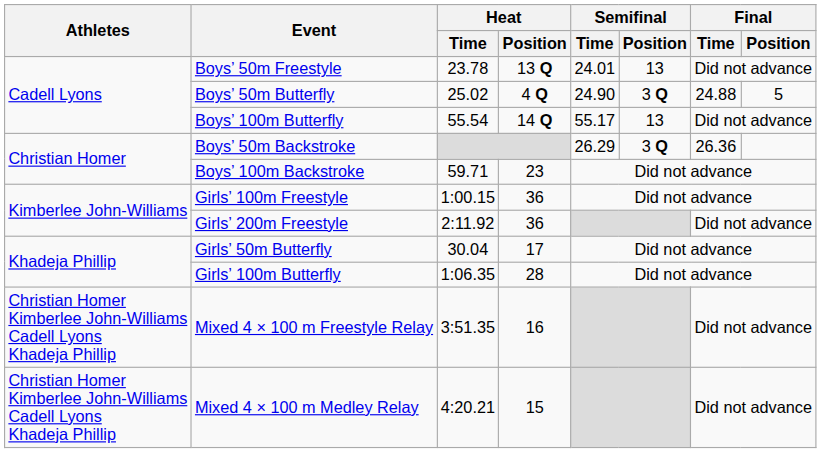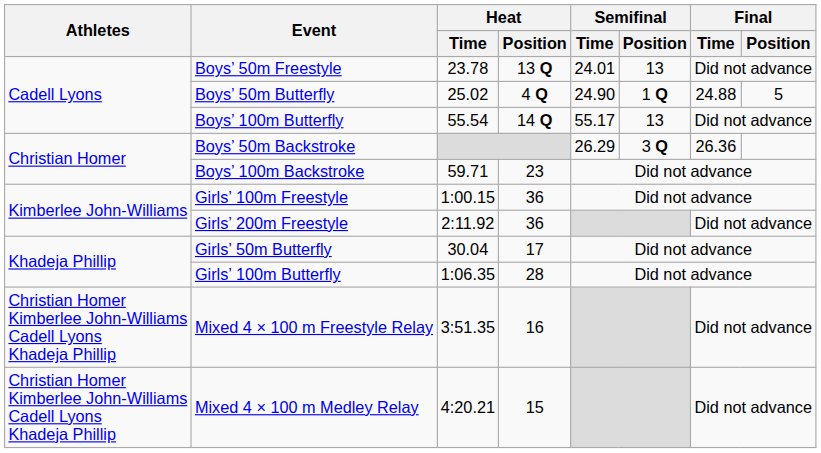(655, 95) 3 Q -> (655, 95) 1 Q
